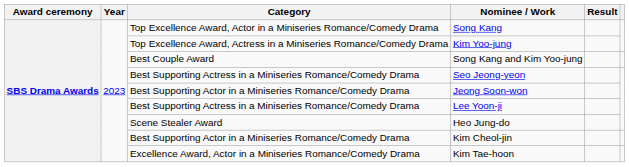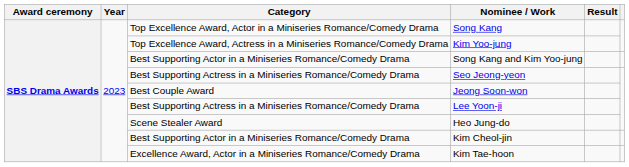(172, 59) Best Couple Award -> (270, 59) Best Supporting Actor in a Miniseries Romance/Comedy Drama
(270, 91) Best Supporting Actor in a Miniseries Romance/Comedy Drama -> (172, 91) Best Couple Award
